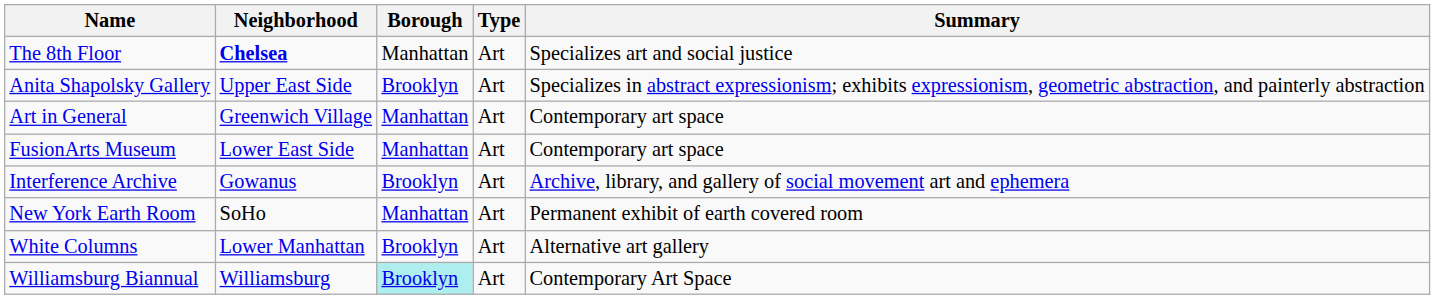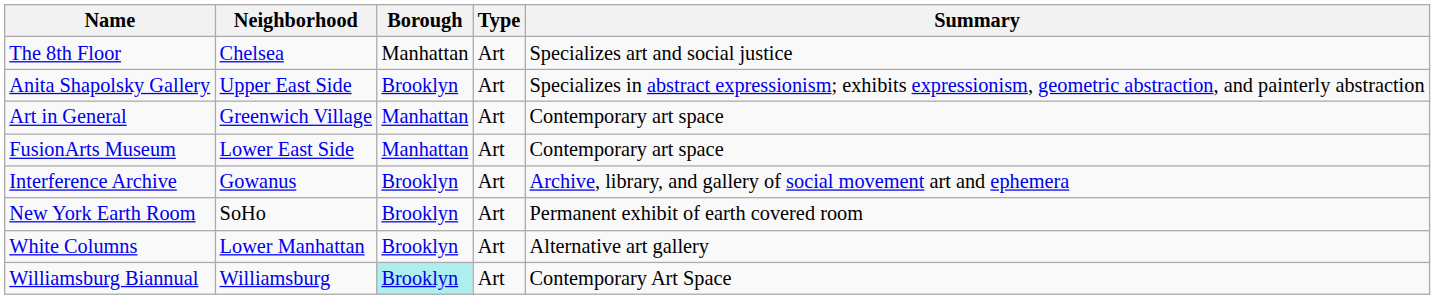(253, 52) bold -> (252, 52) normal
(425, 213) Manhattan -> (420, 213) Brooklyn
